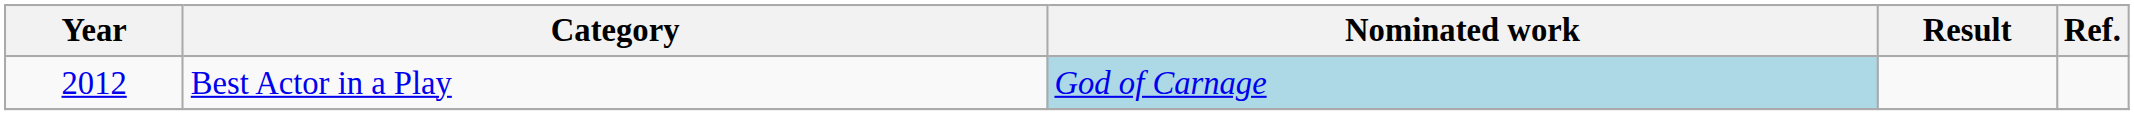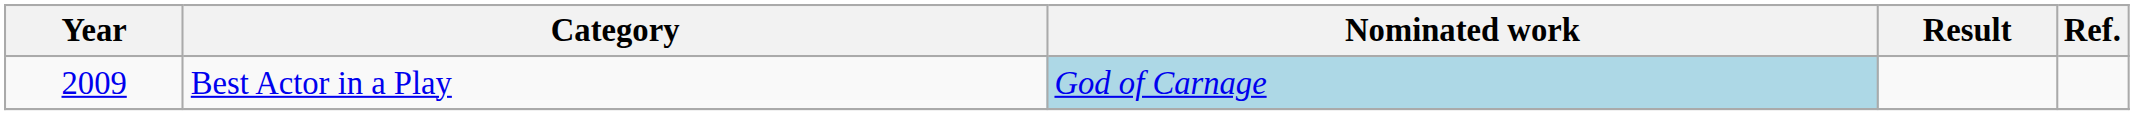(94, 82) 2012 -> (94, 82) 2009
